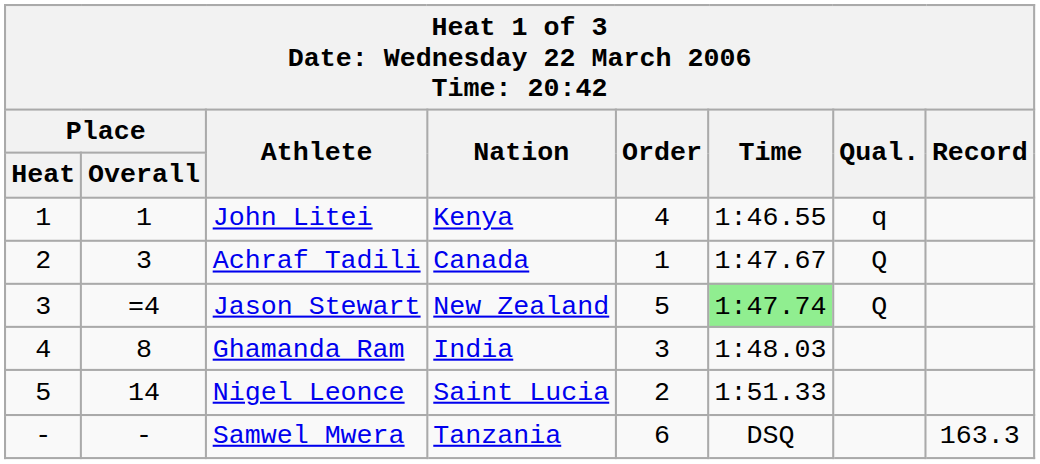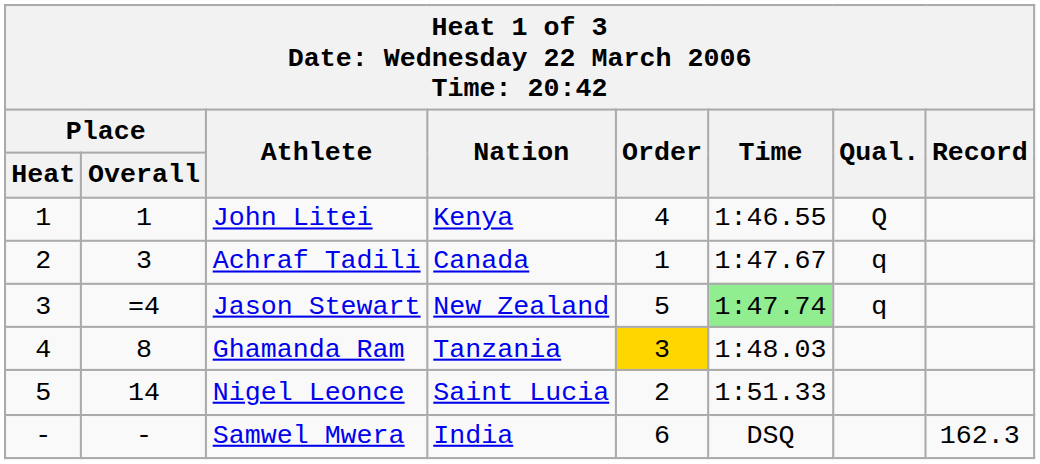(879, 219) q -> (879, 219) Q
(879, 262) Q -> (879, 262) q
(879, 305) Q -> (879, 305) q
(473, 349) India -> (497, 349) Tanzania
(662, 349) no background -> (662, 349) gold background
(497, 436) Tanzania -> (473, 436) India
(980, 436) 163.3 -> (980, 436) 162.3
